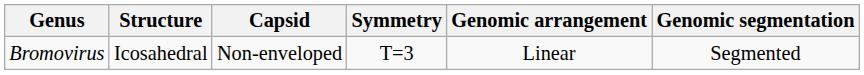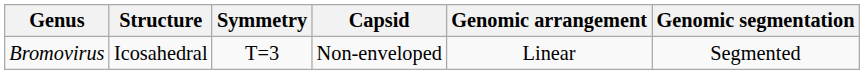columns swapped: (397, 20) <-> (280, 20)
